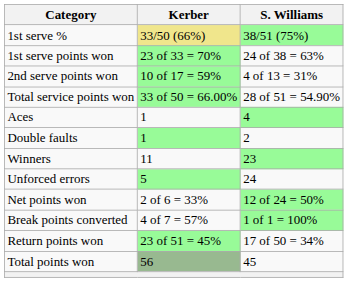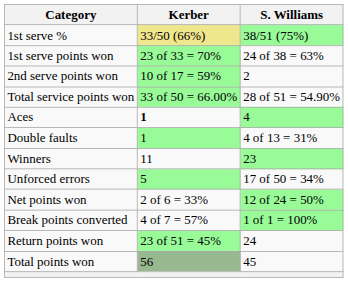(280, 76) 4 of 13 = 31% -> (246, 76) 2
(143, 117) normal -> (143, 117) bold
(246, 138) 2 -> (280, 138) 4 of 13 = 31%
(250, 179) 24 -> (284, 179) 17 of 50 = 34%
(284, 240) 17 of 50 = 34% -> (250, 240) 24
